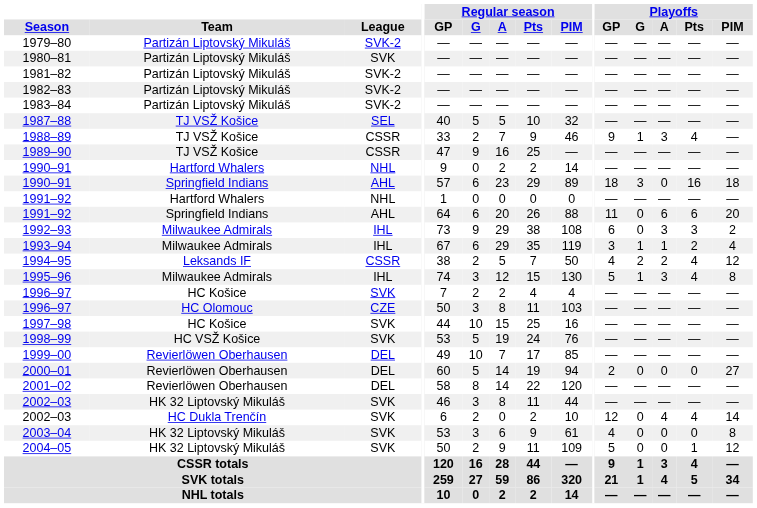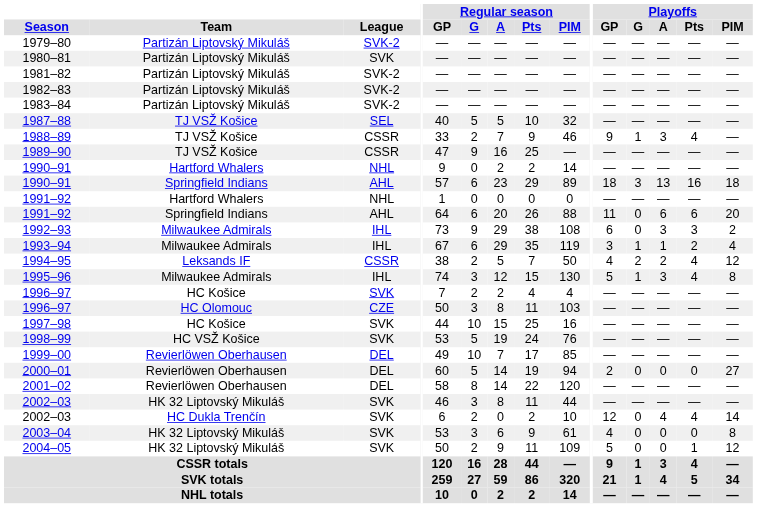(664, 183) 0 -> (663, 183) 13
